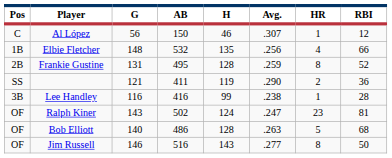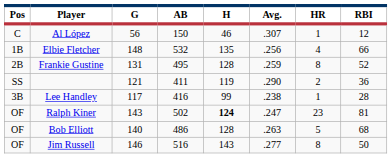(135, 97) 116 -> (135, 97) 117
(226, 113) normal -> (226, 113) bold
